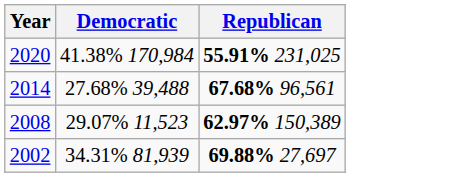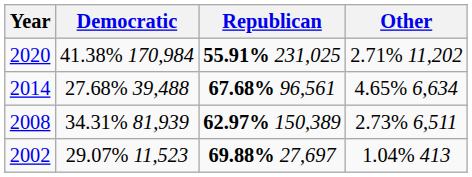+ column: (406, 21)
(127, 122) 29.07% 11,523 -> (127, 122) 34.31% 81,939
(127, 155) 34.31% 81,939 -> (127, 155) 29.07% 11,523
